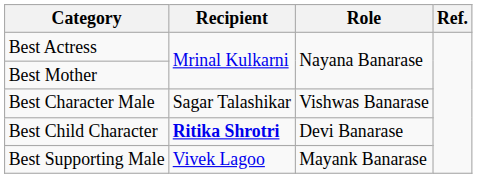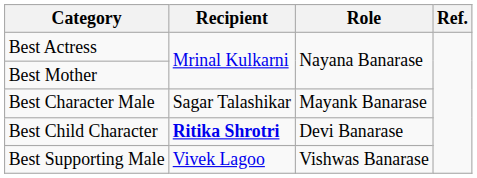(364, 103) Vishwas Banarase -> (363, 103) Mayank Banarase
(363, 159) Mayank Banarase -> (364, 159) Vishwas Banarase
